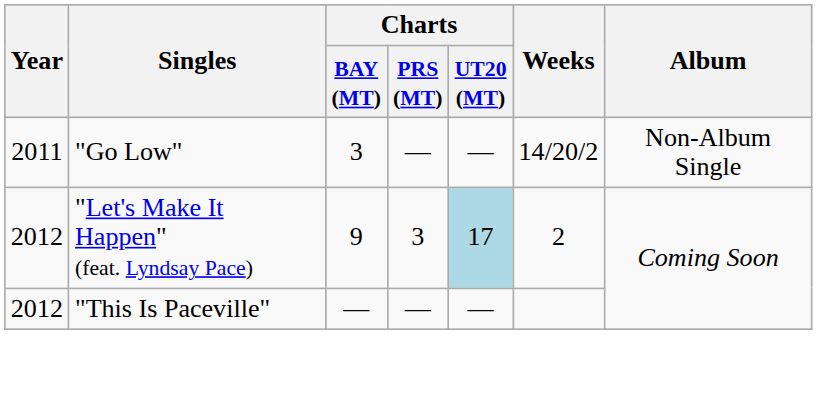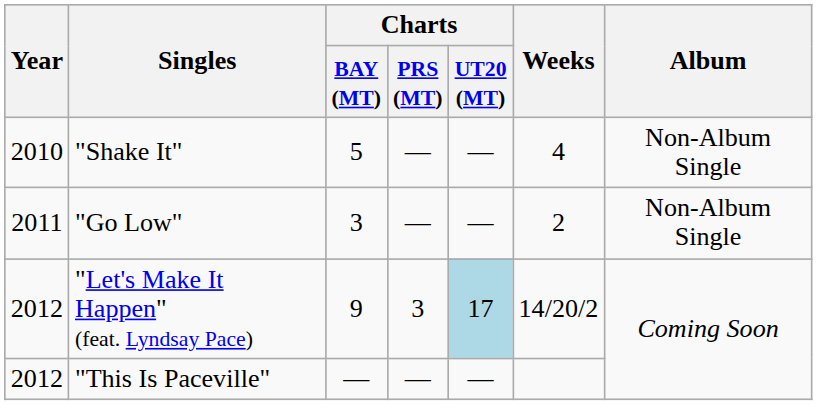+ row: (129, 151)
(558, 151) 14/20/2 -> (558, 222) 2
(558, 237) 2 -> (558, 307) 14/20/2
